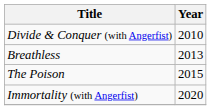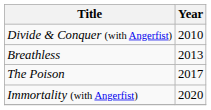(191, 74) 2015 -> (191, 74) 2017
